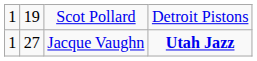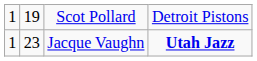(32, 42) 27 -> (32, 42) 23
